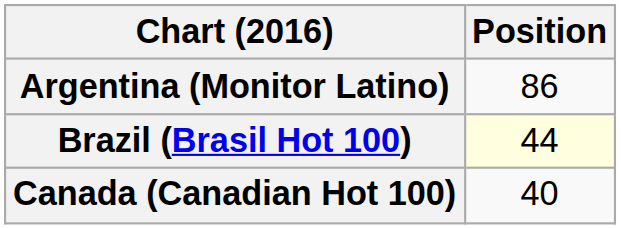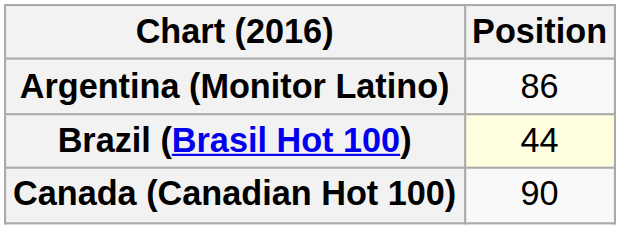(540, 194) 40 -> (540, 194) 90
